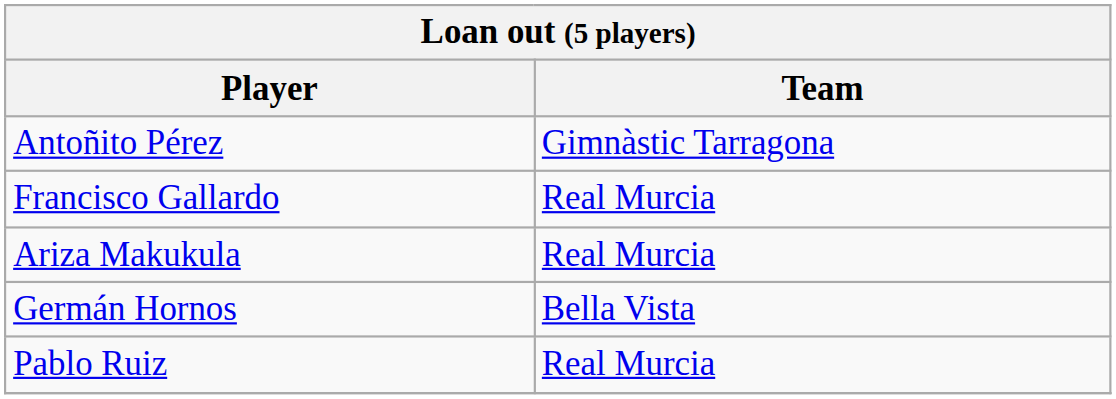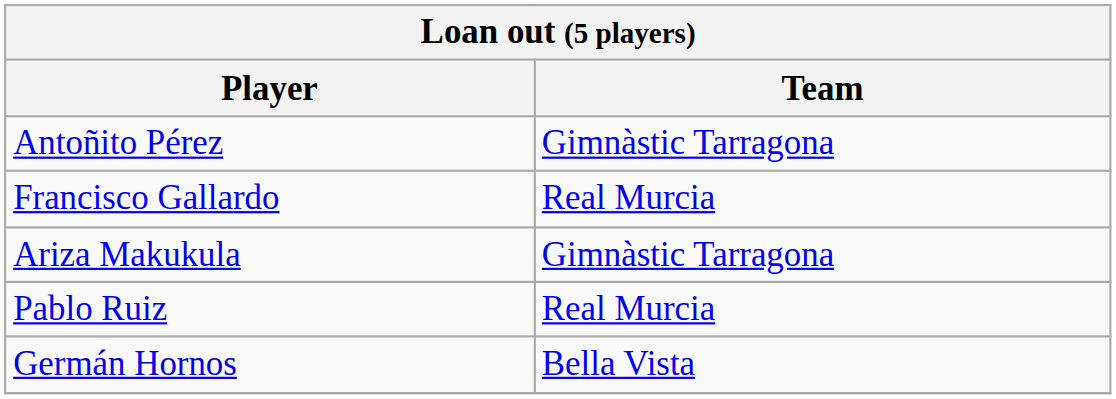(629, 253) Real Murcia -> (688, 253) Gimnàstic Tarragona
rows swapped: (125, 308) <-> (90, 364)
